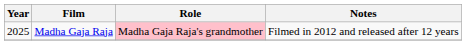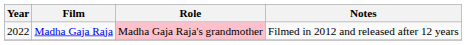(18, 31) 2025 -> (18, 31) 2022
